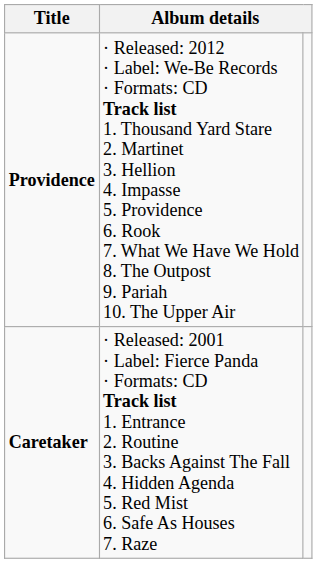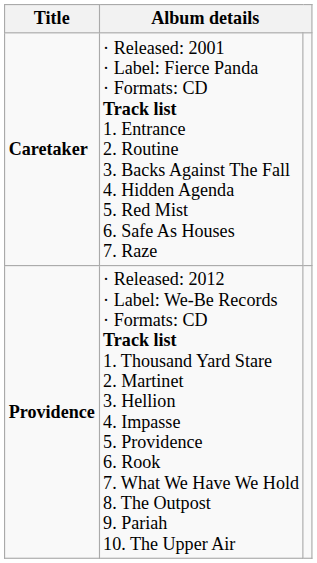rows swapped: (48, 442) <-> (52, 179)
